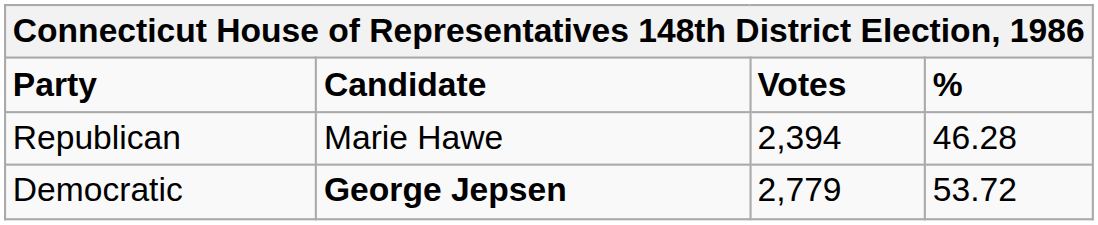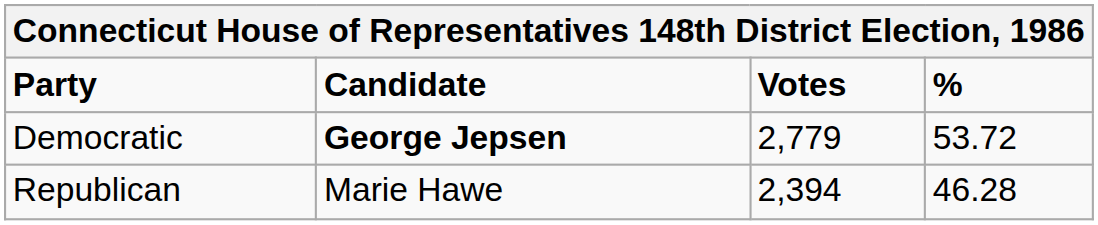rows swapped: (98, 191) <-> (97, 137)
